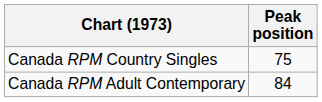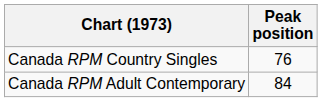(283, 59) 75 -> (283, 59) 76
